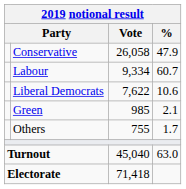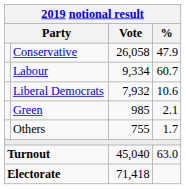(136, 91) 7,622 -> (136, 91) 7,932
